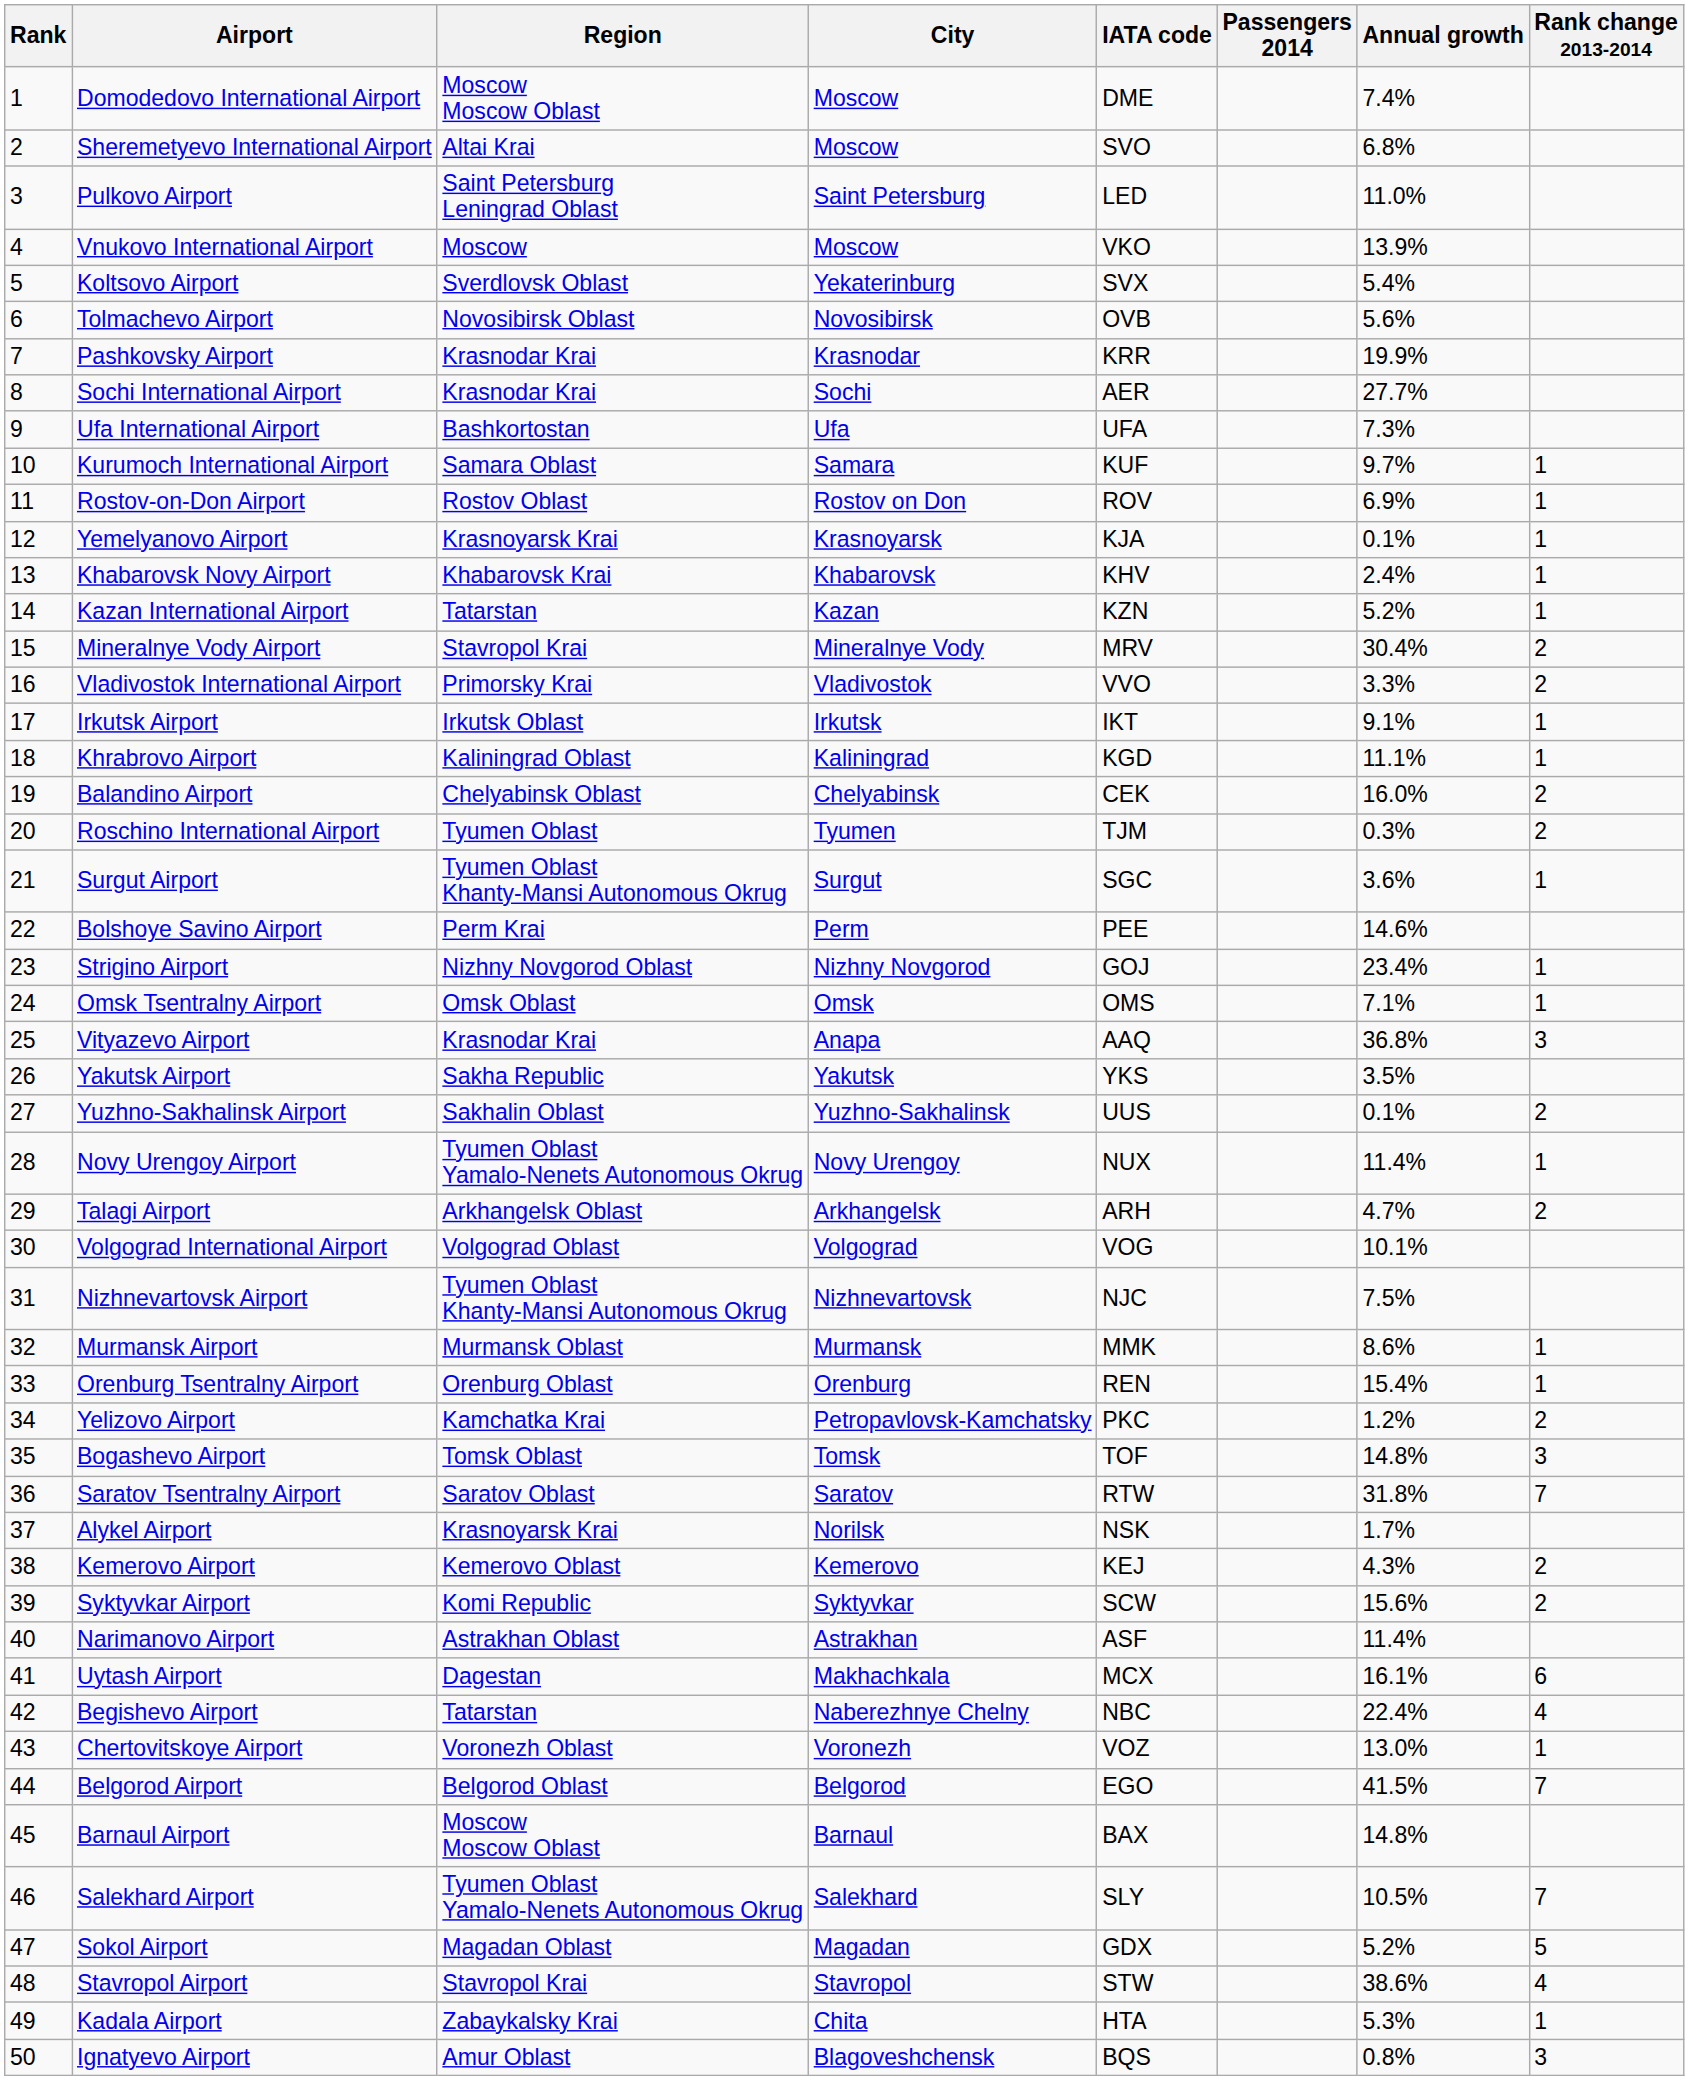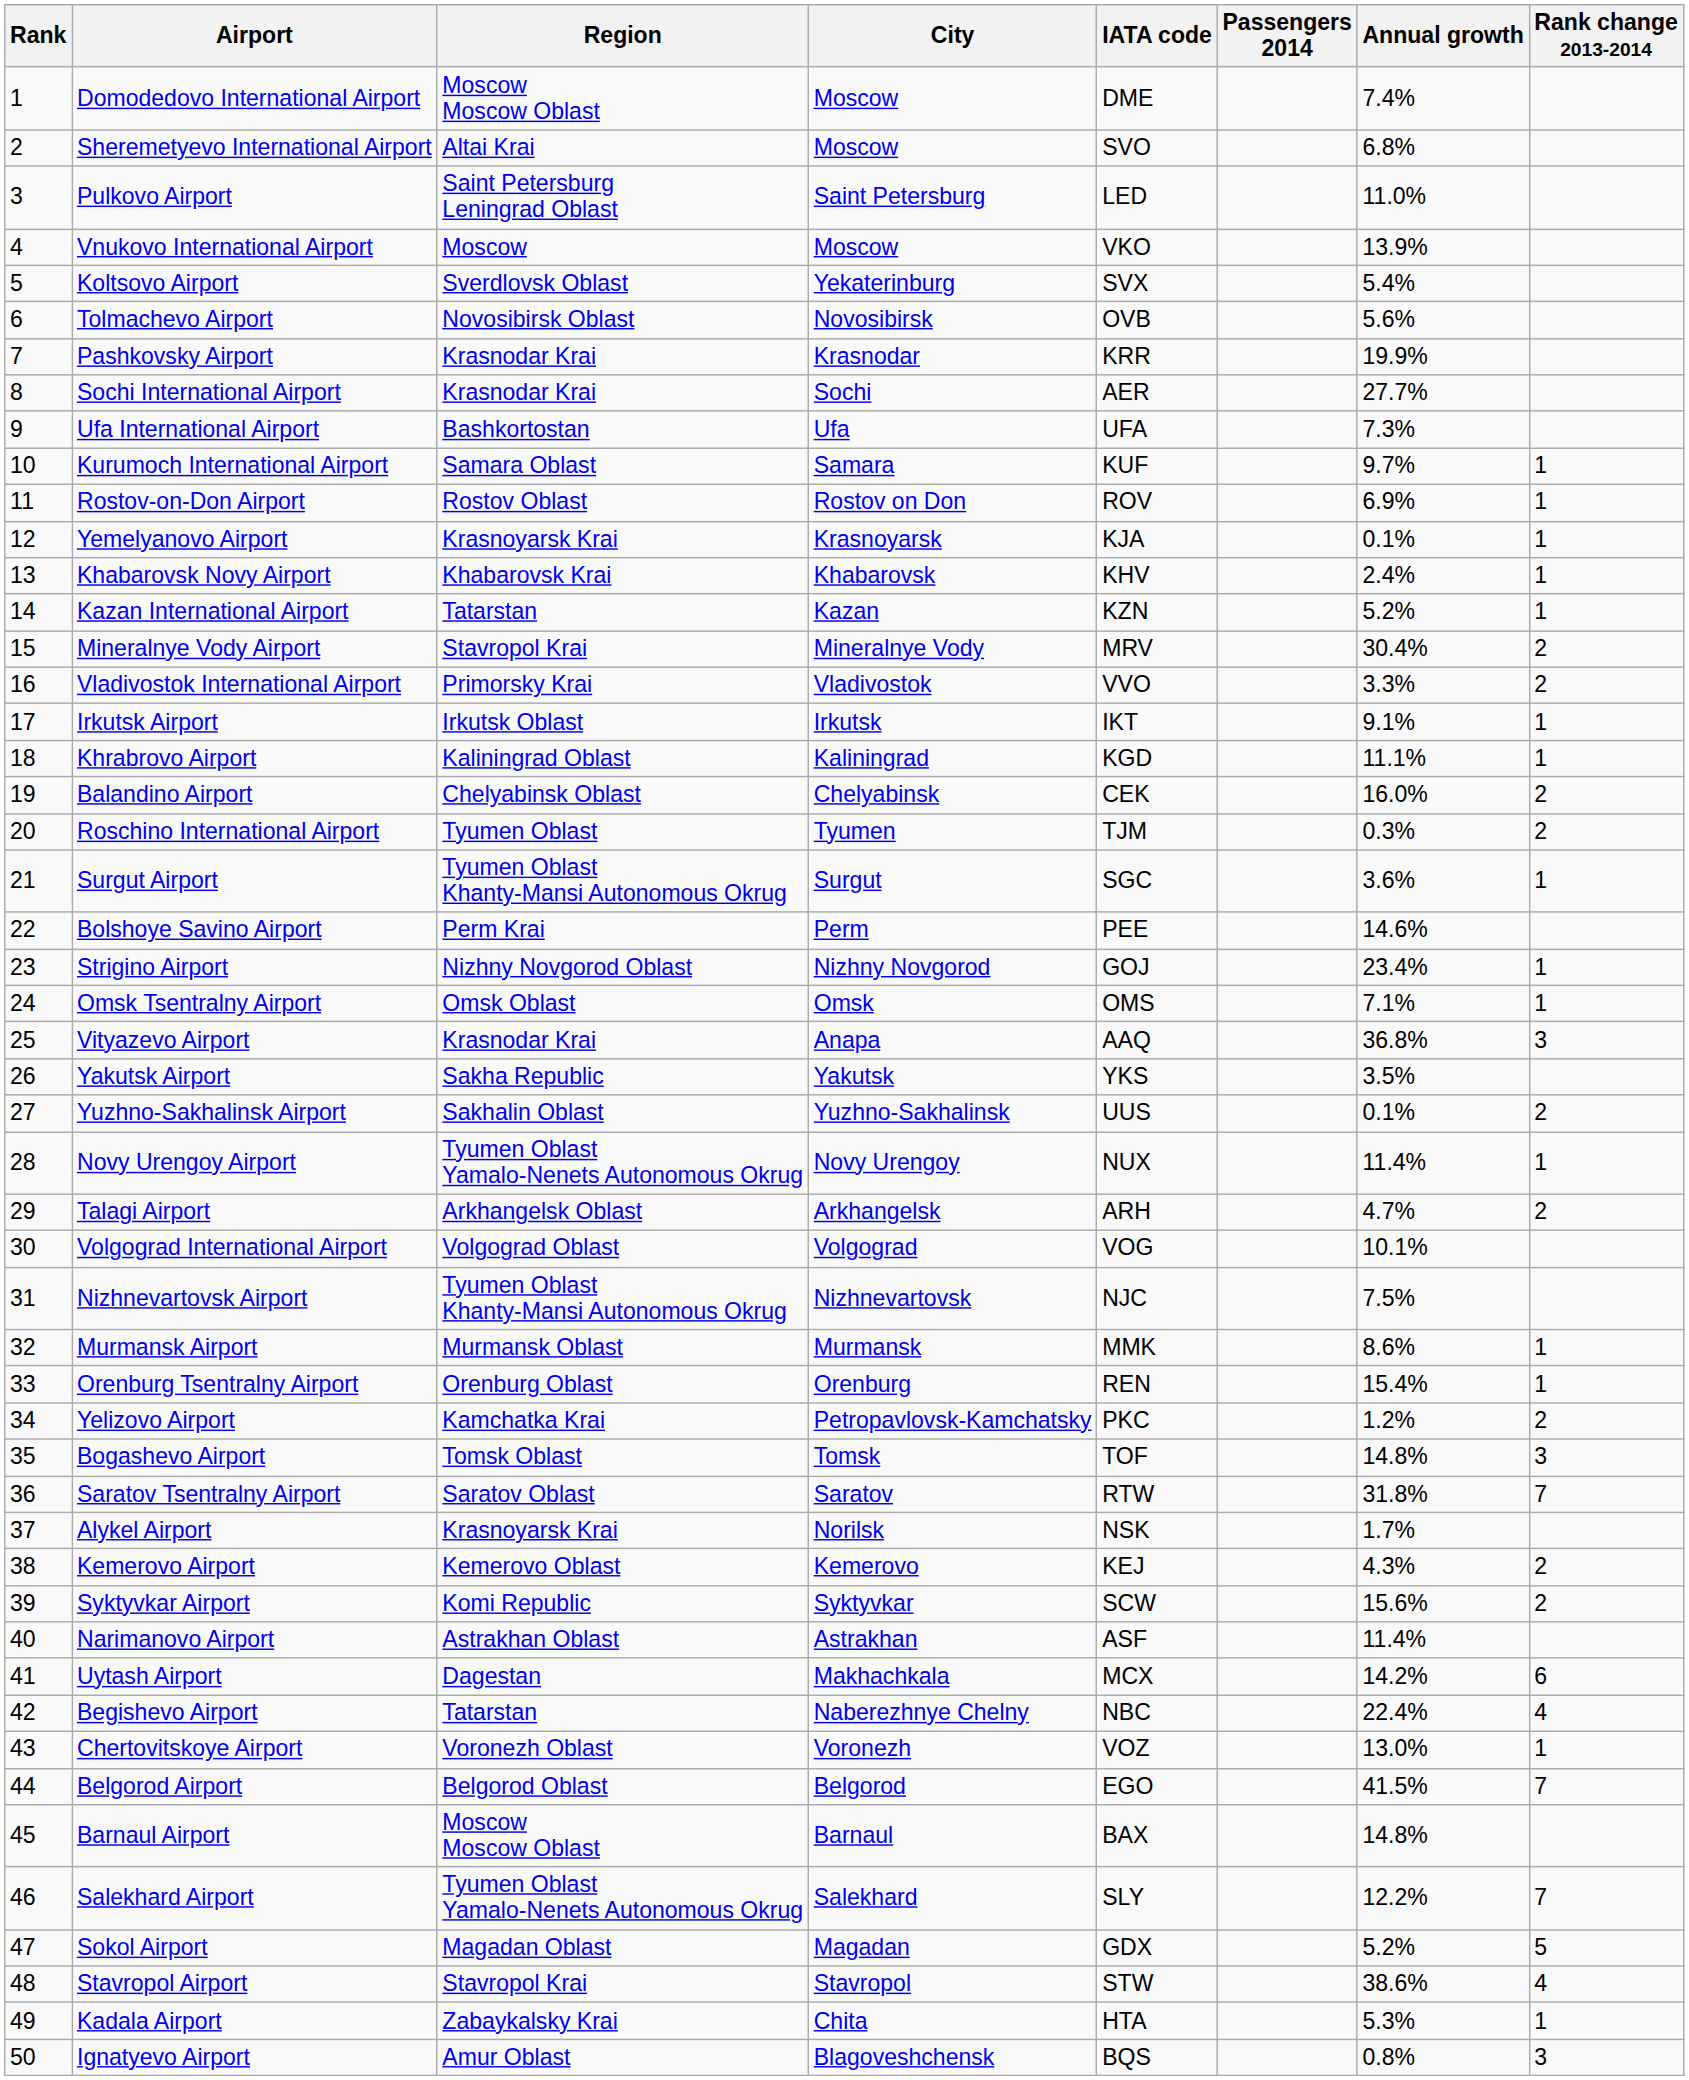(1395, 1676) 16.1% -> (1395, 1676) 14.2%
(1395, 1898) 10.5% -> (1395, 1898) 12.2%
